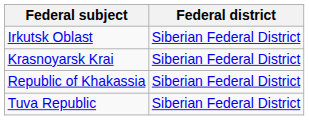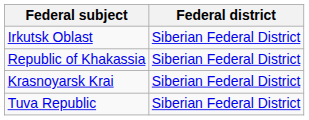rows swapped: (77, 81) <-> (61, 59)
